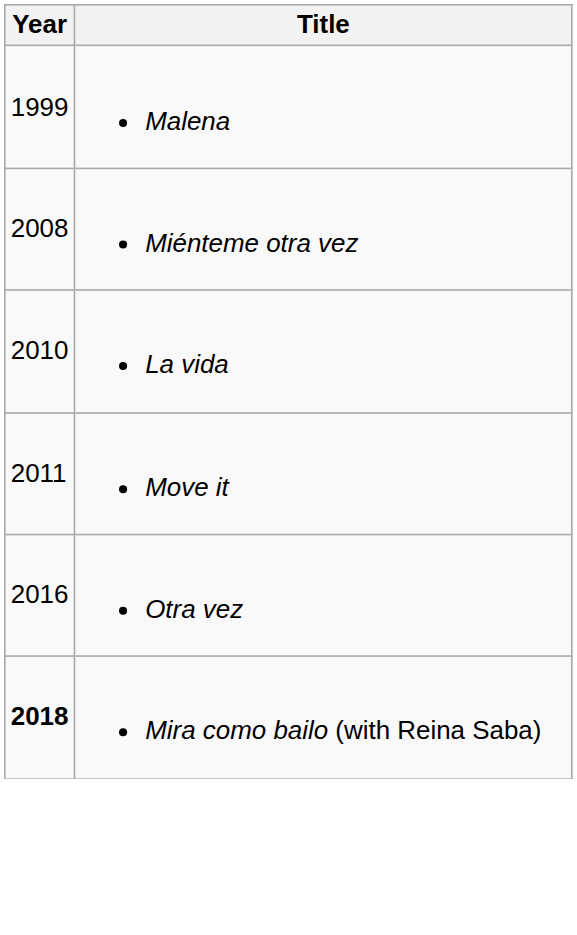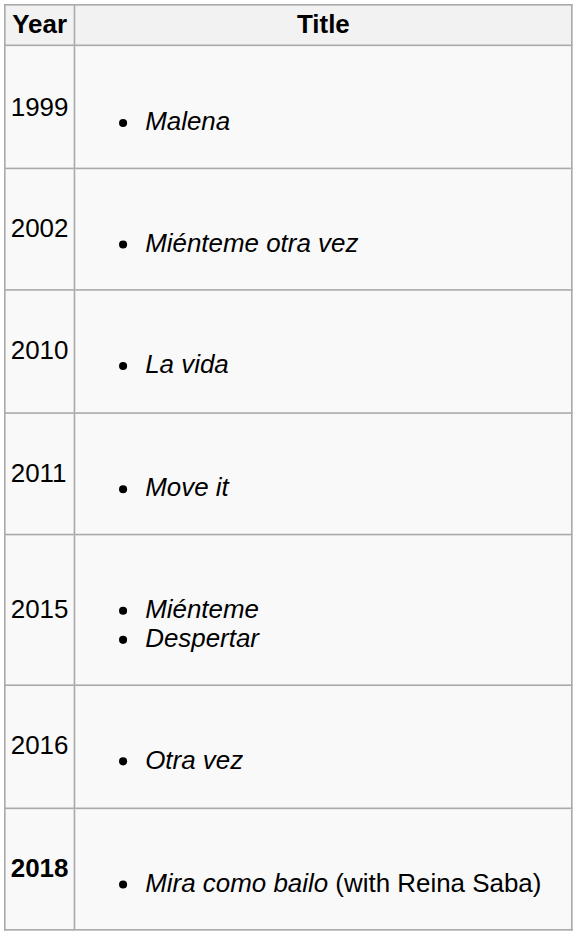(40, 228) 2008 -> (40, 228) 2002
+ row: (323, 625)
